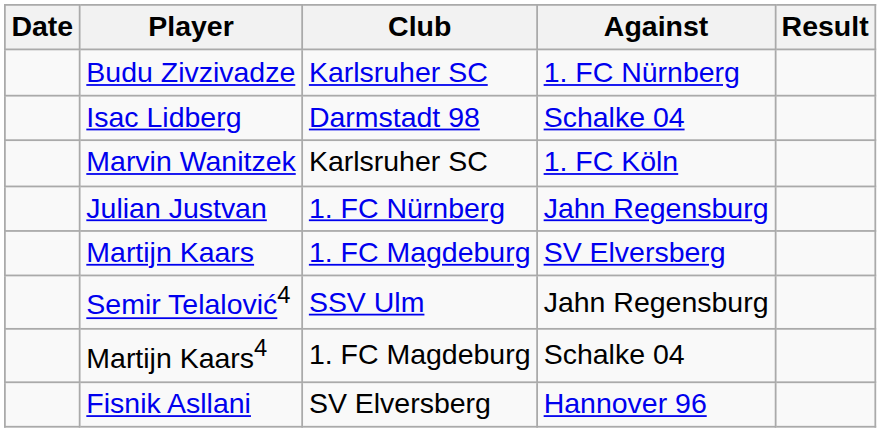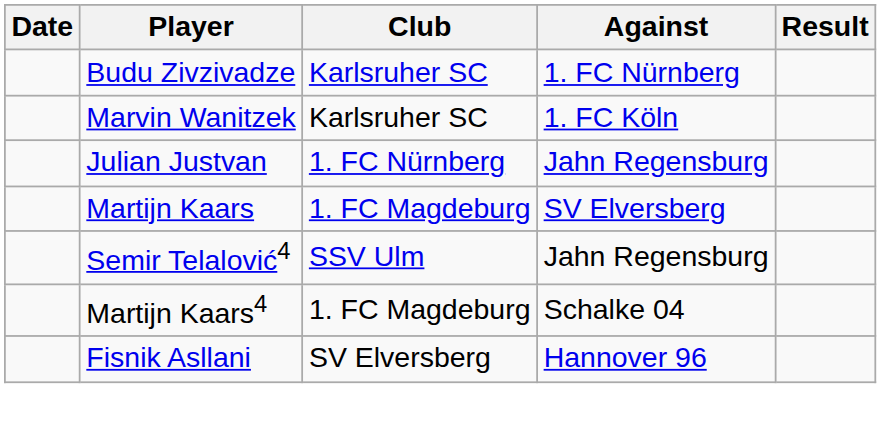- row: (164, 117)
